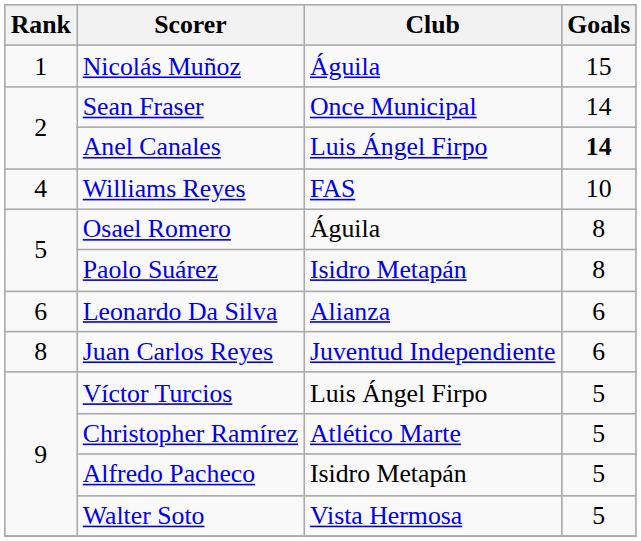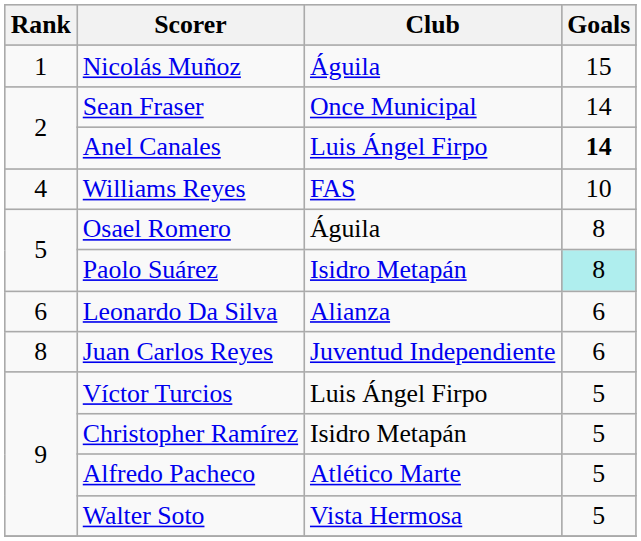(599, 270) no background -> (599, 270) paleturquoise background
(385, 433) Atlético Marte -> (388, 433) Isidro Metapán
(388, 474) Isidro Metapán -> (385, 474) Atlético Marte
